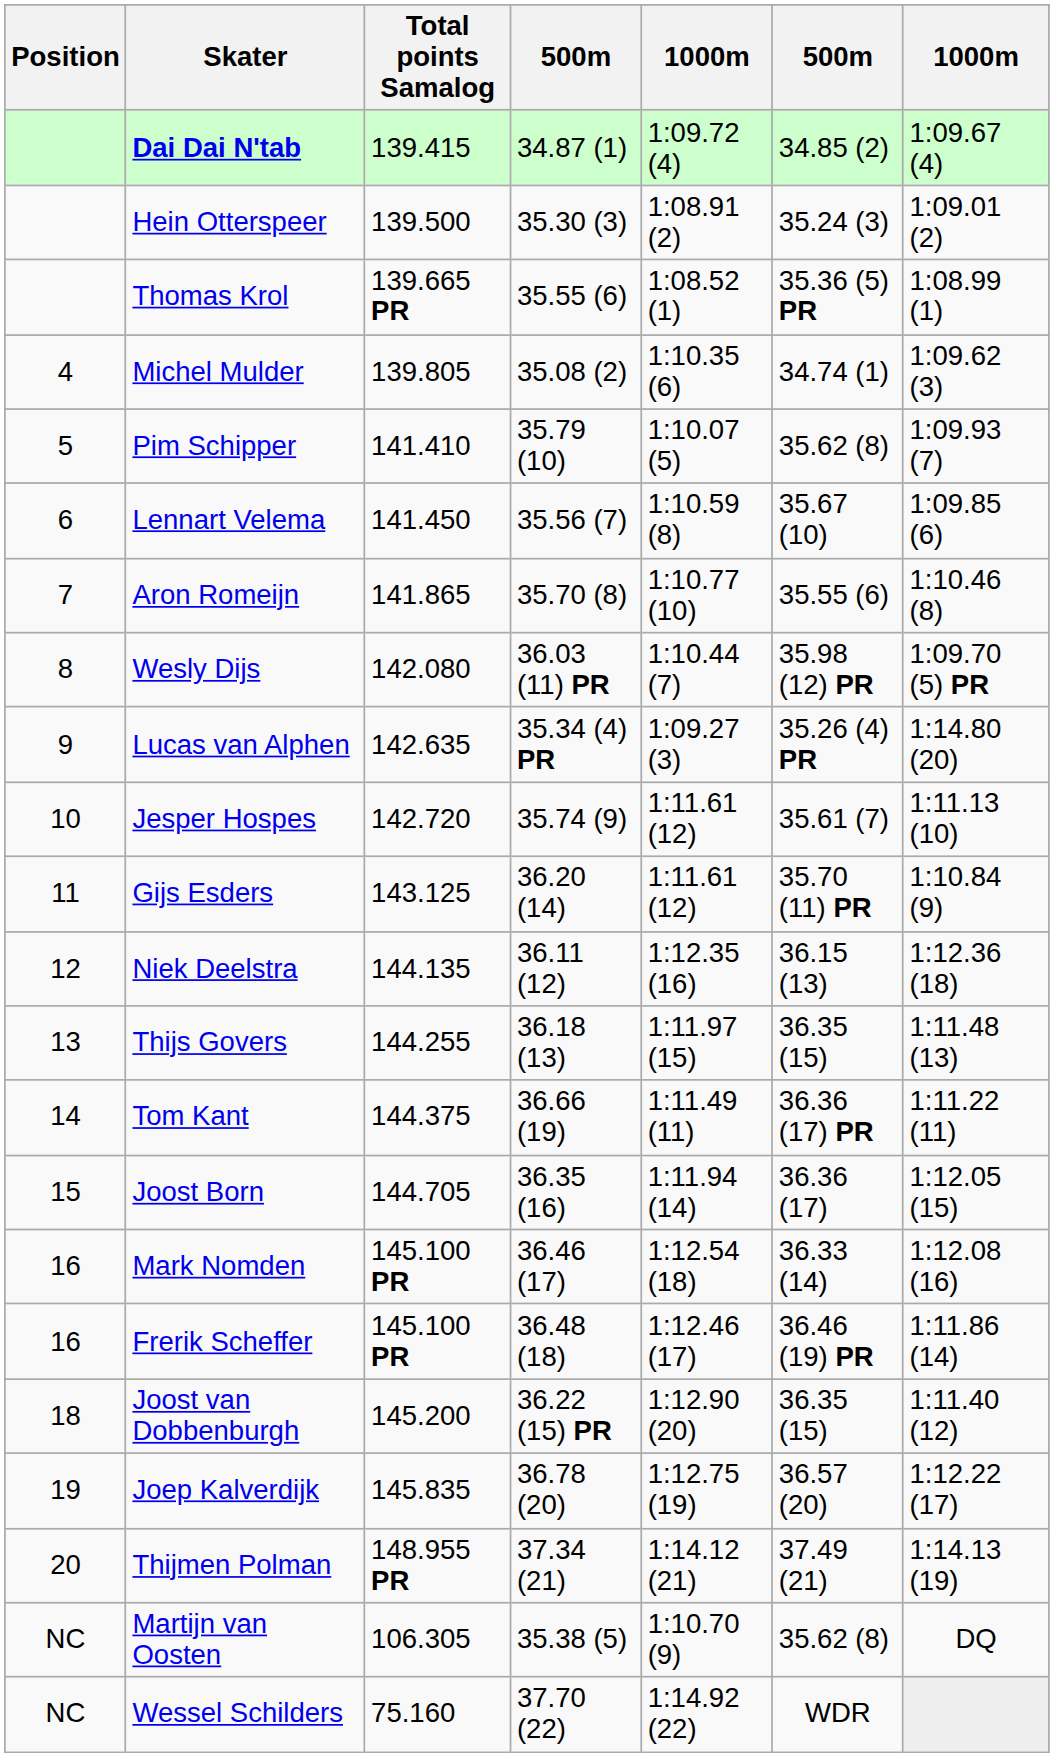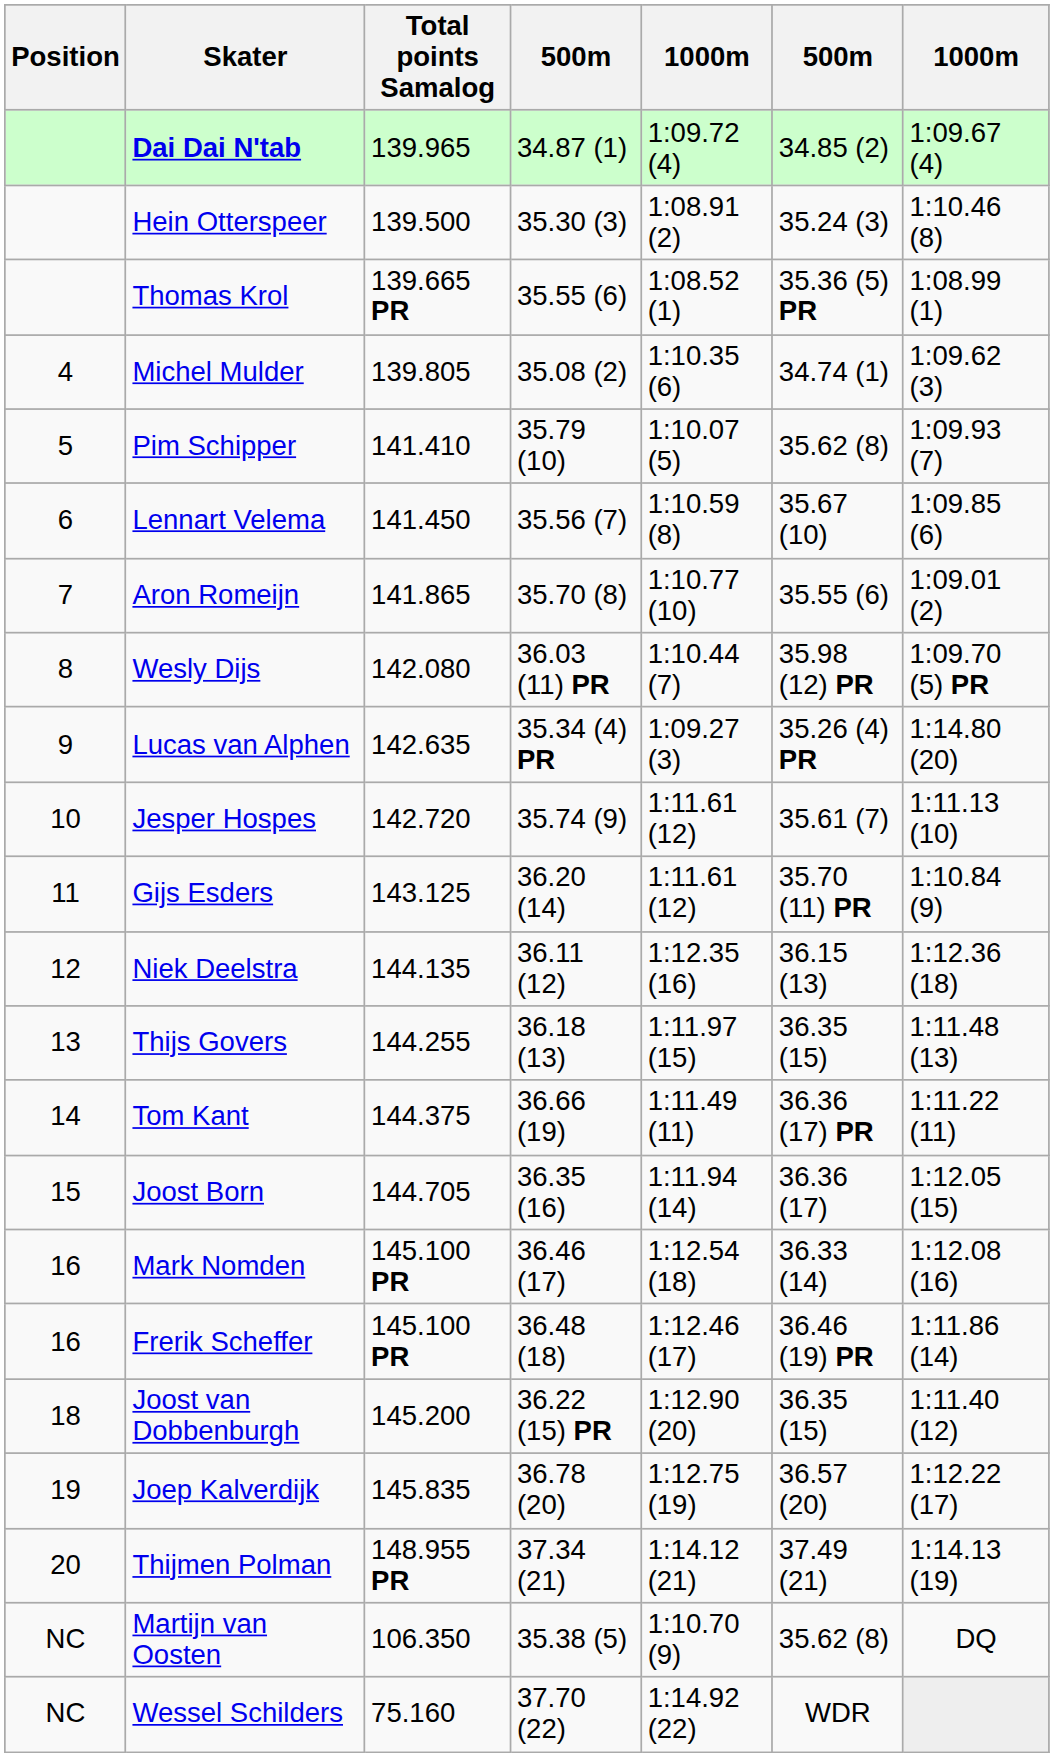(421, 147) 139.415 -> (421, 147) 139.965
(955, 221) 1:09.01 (2) -> (955, 221) 1:10.46 (8)
(955, 594) 1:10.46 (8) -> (955, 594) 1:09.01 (2)
(421, 1639) 106.305 -> (421, 1639) 106.350
